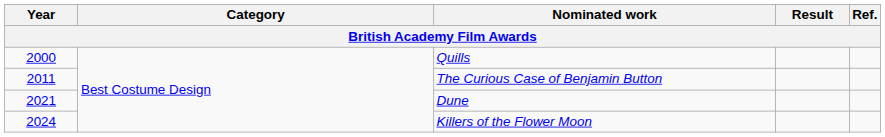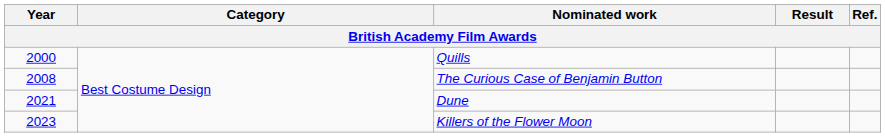(41, 79) 2011 -> (41, 79) 2008
(41, 121) 2024 -> (41, 121) 2023
